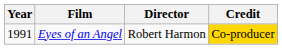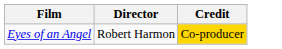- column: (20, 14)
